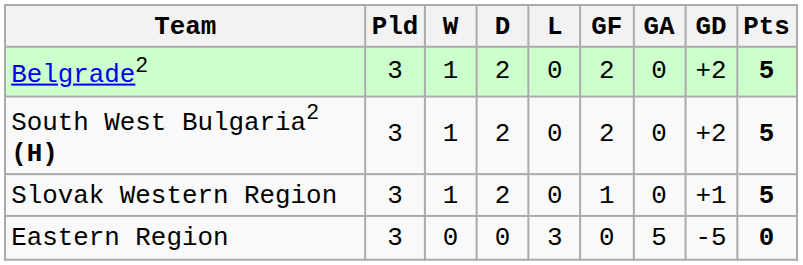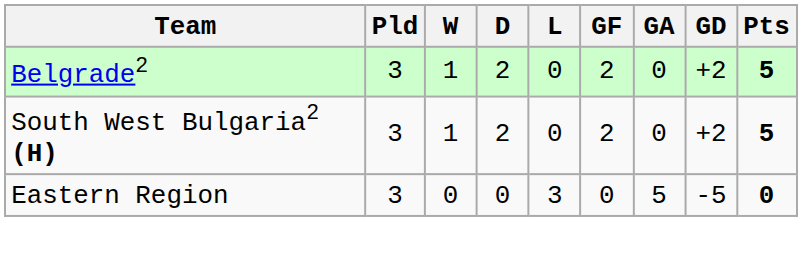- row: (174, 196)
